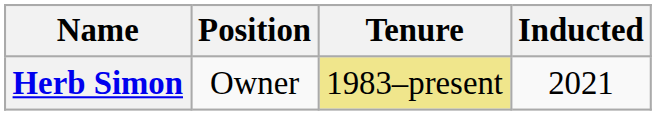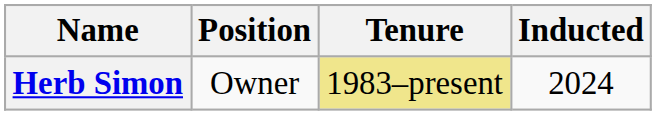(581, 82) 2021 -> (581, 82) 2024
